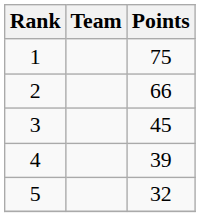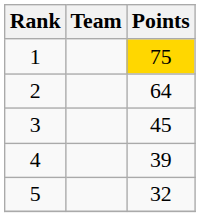(161, 56) no background -> (161, 56) gold background
(161, 90) 66 -> (161, 90) 64
